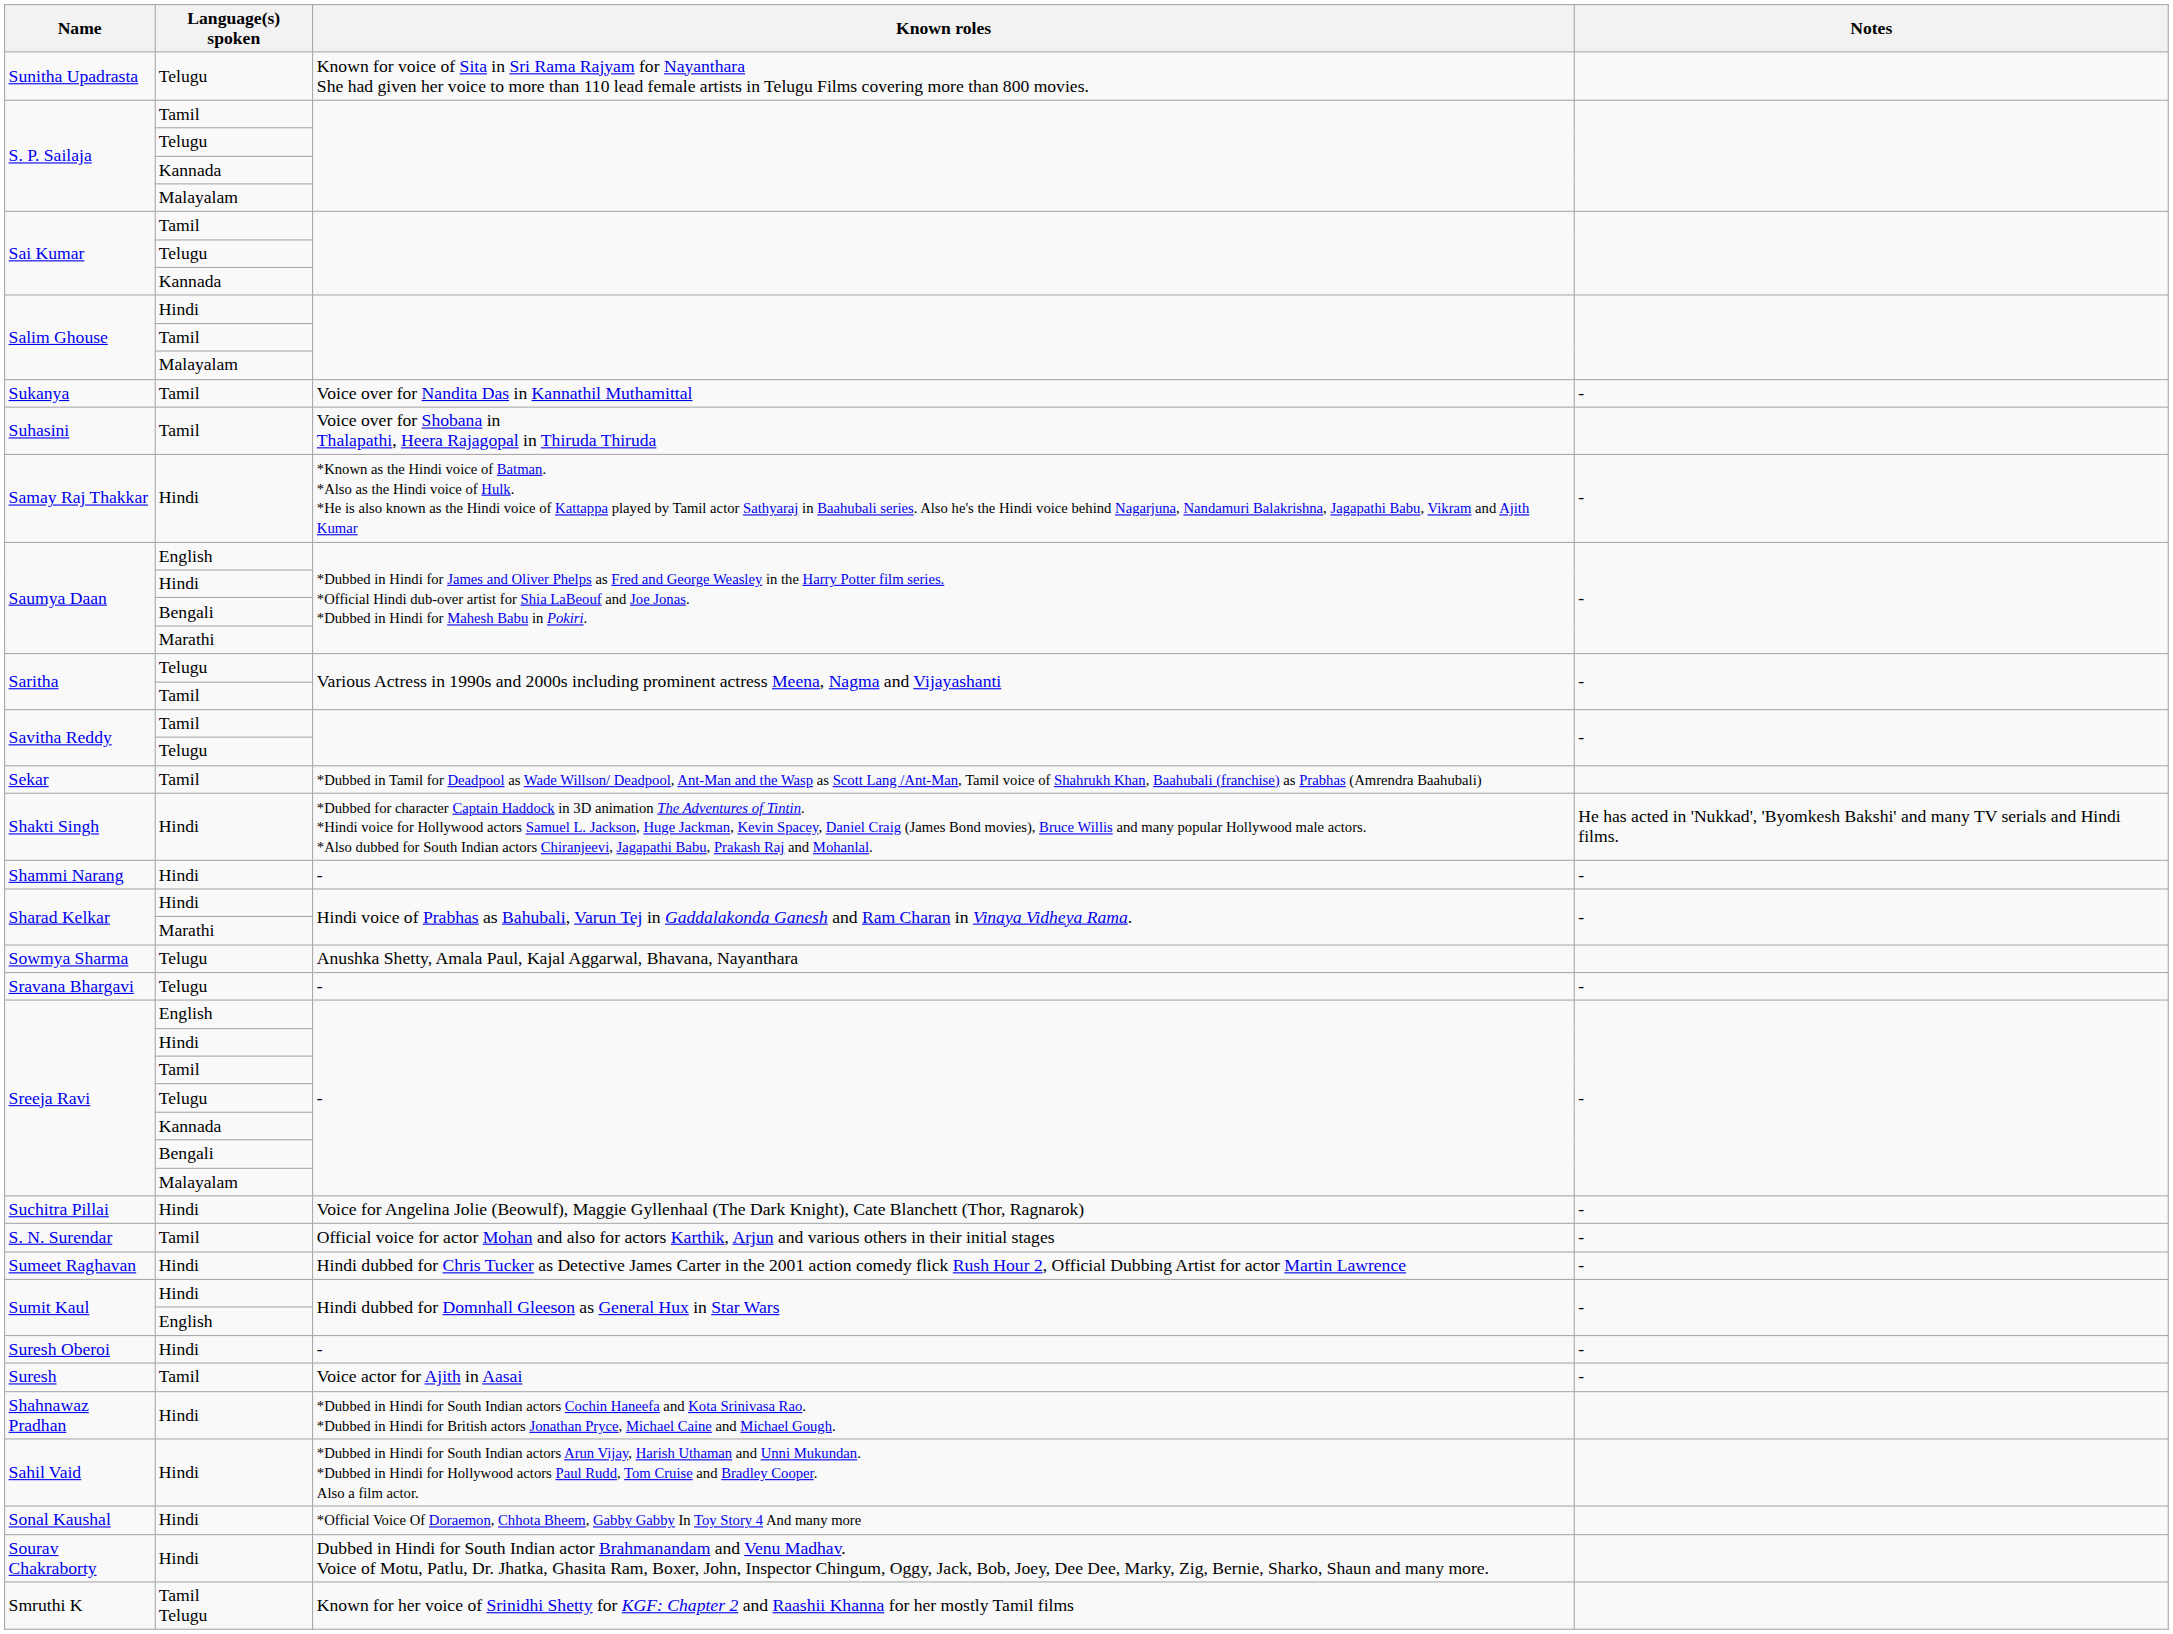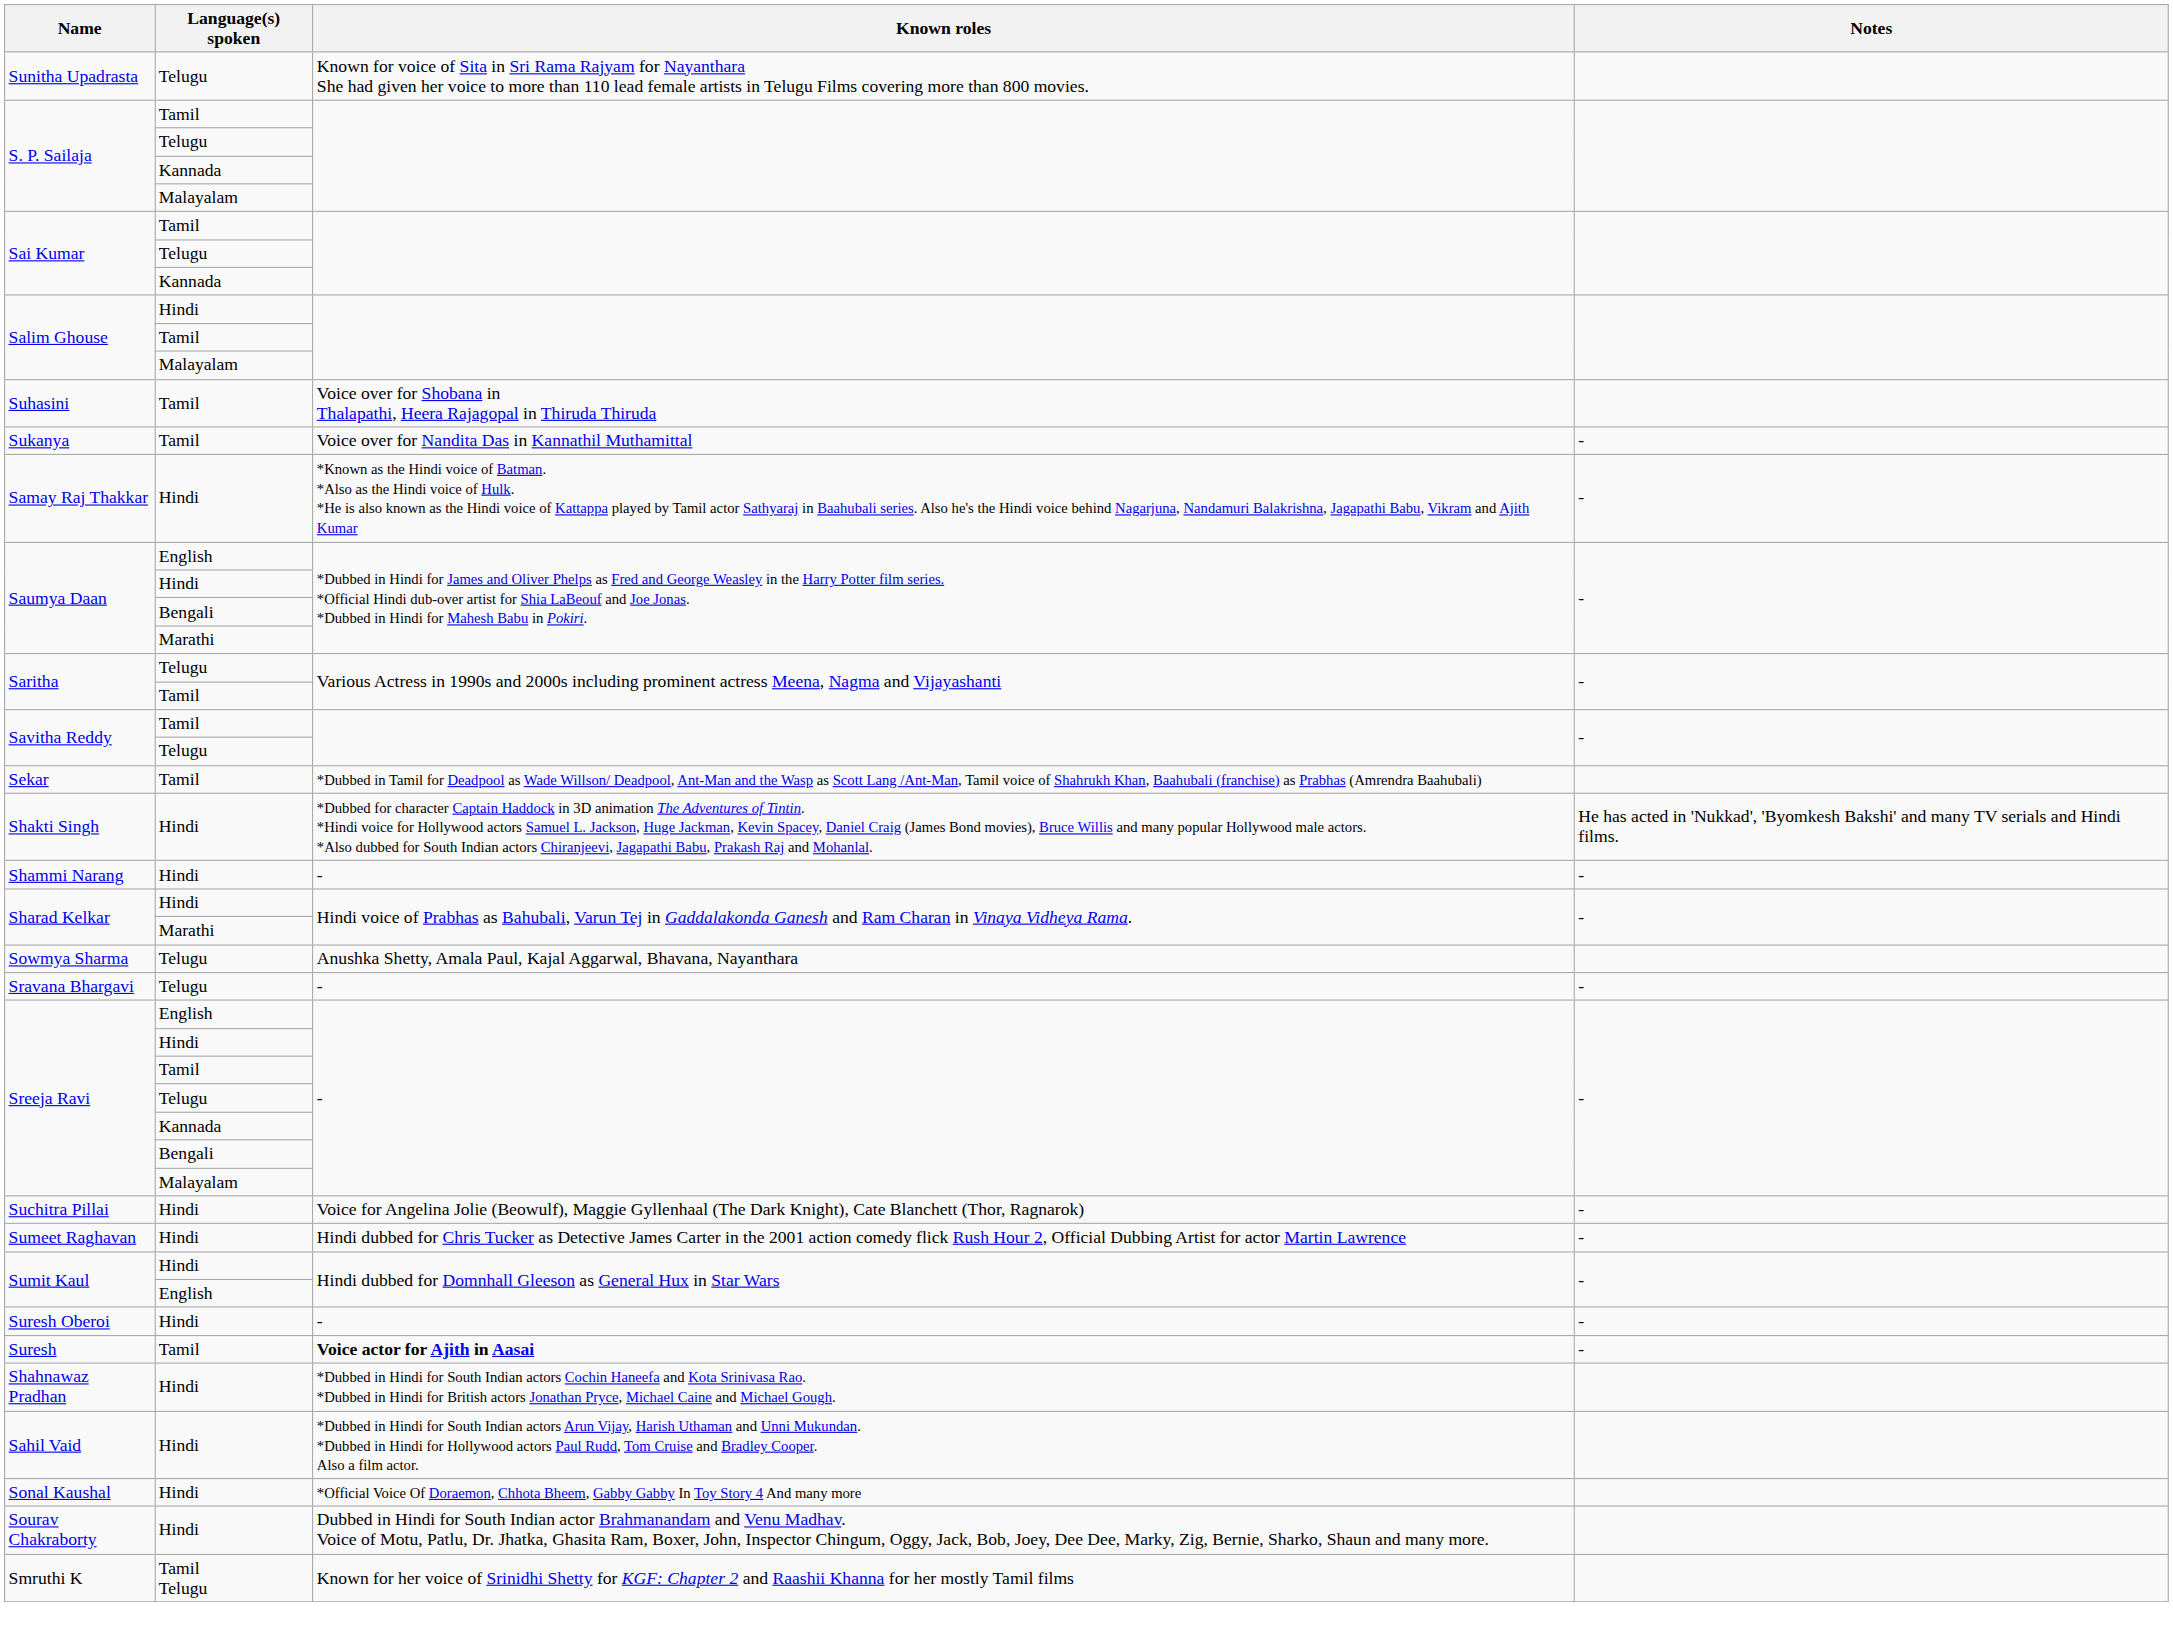rows swapped: (39, 393) <-> (39, 430)
- row: (60, 1237)
(420, 1377) normal -> (425, 1349) bold
